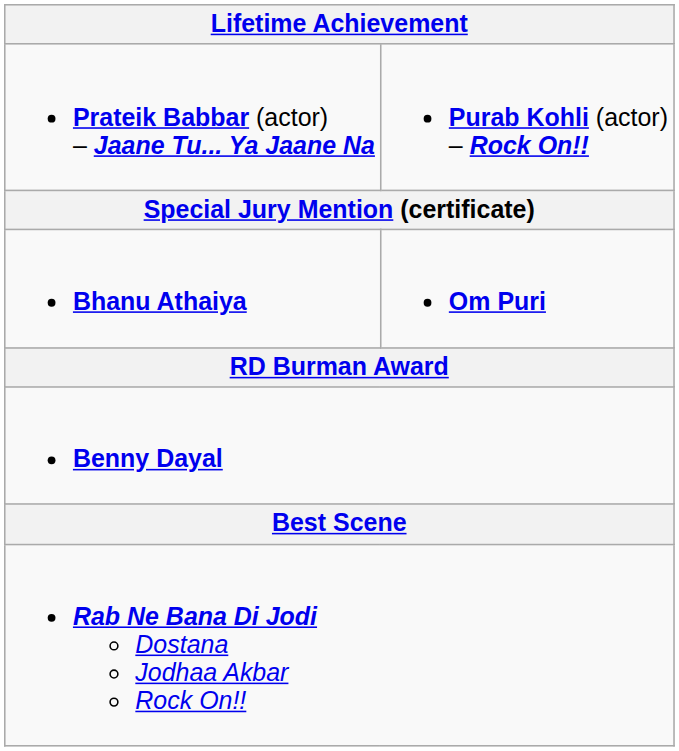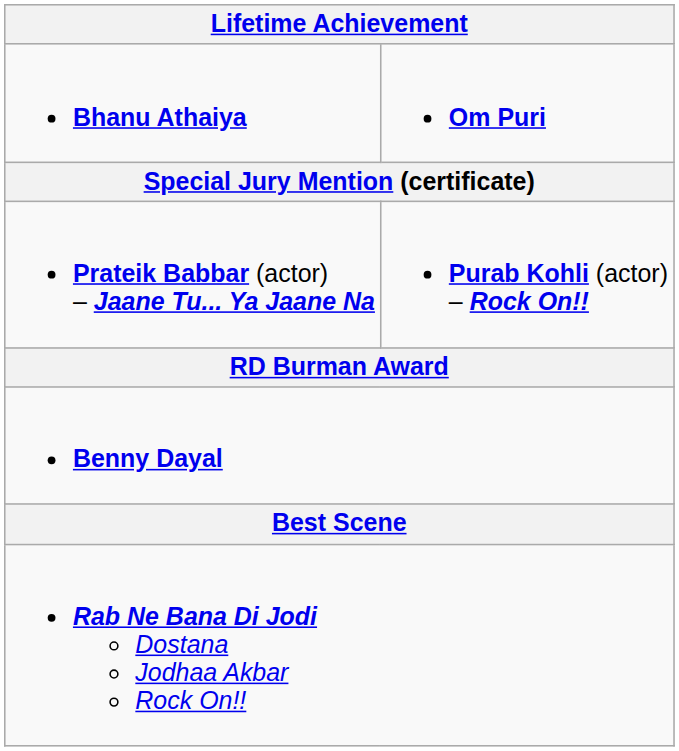rows swapped: (193, 302) <-> (193, 131)
